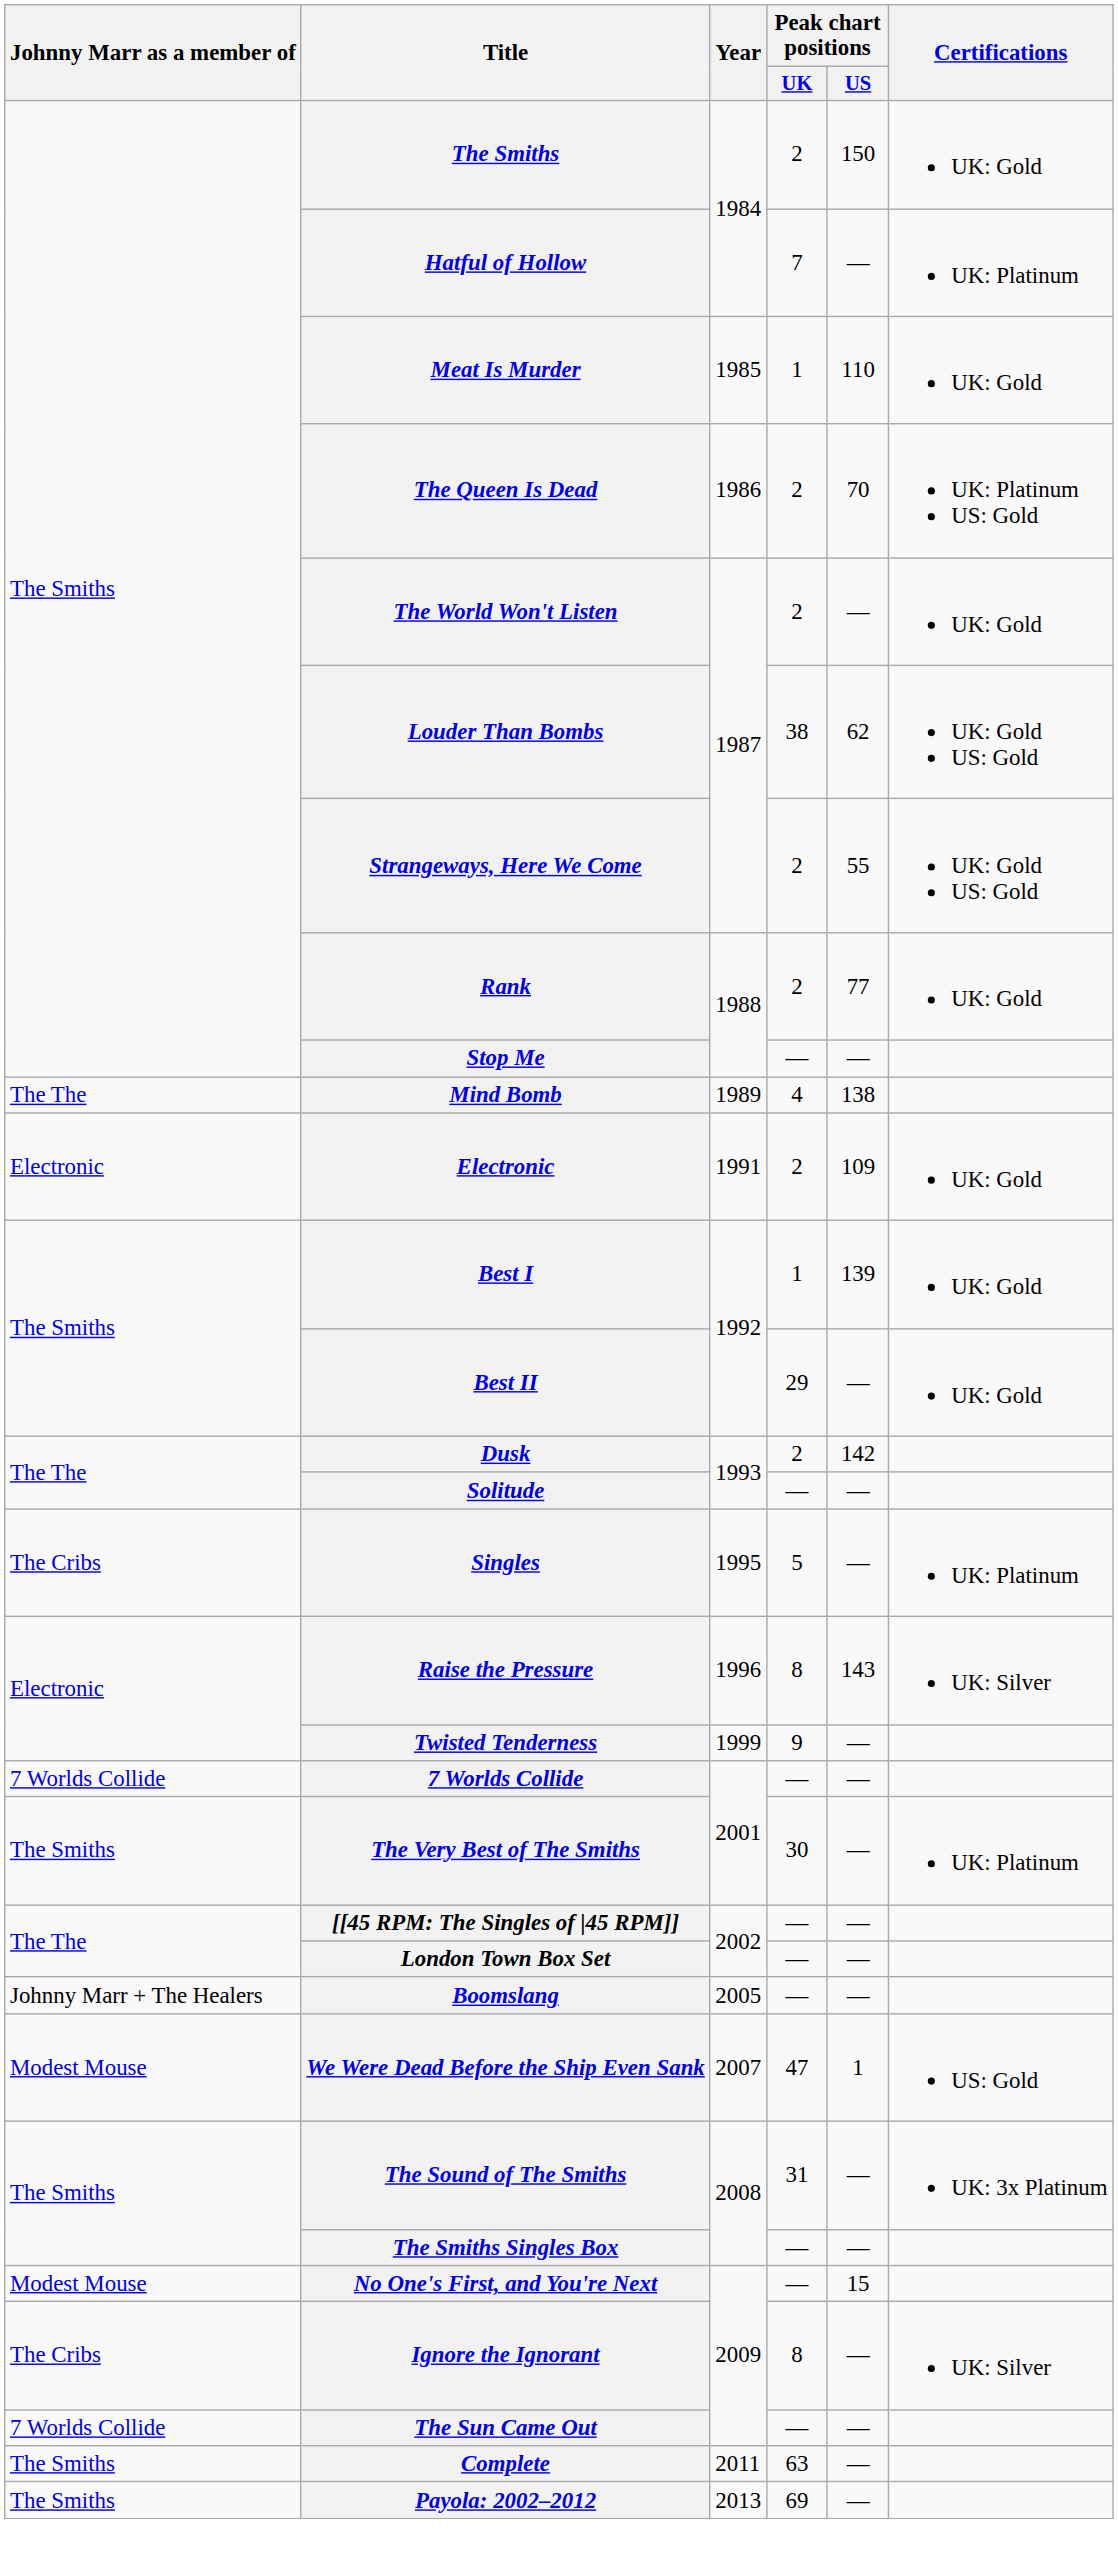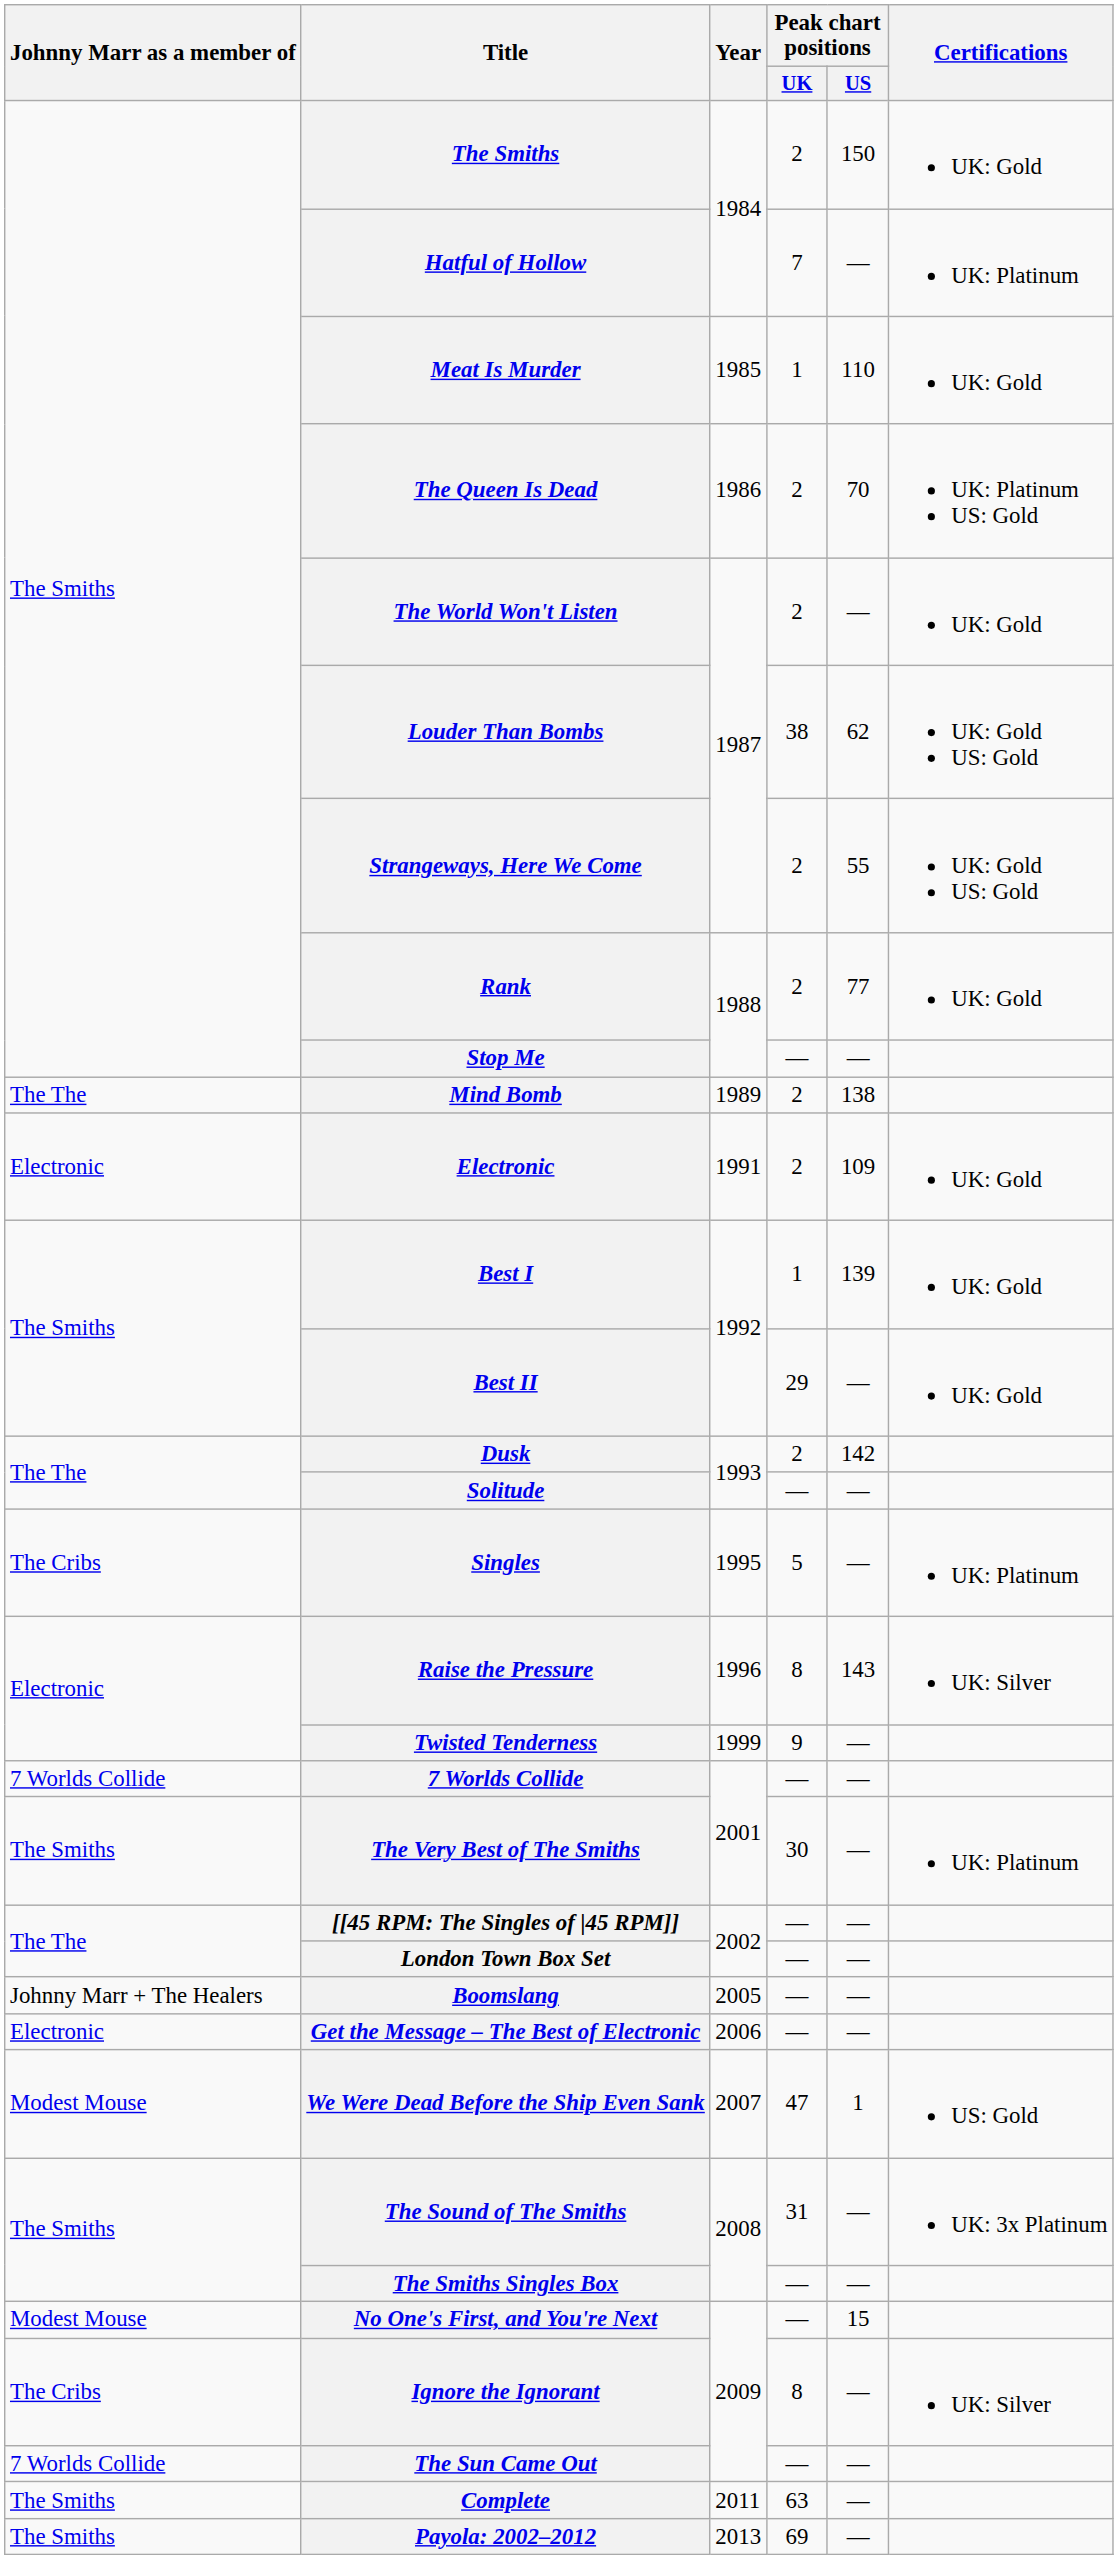(797, 1094) 4 -> (797, 1094) 2
+ row: (506, 2031)
